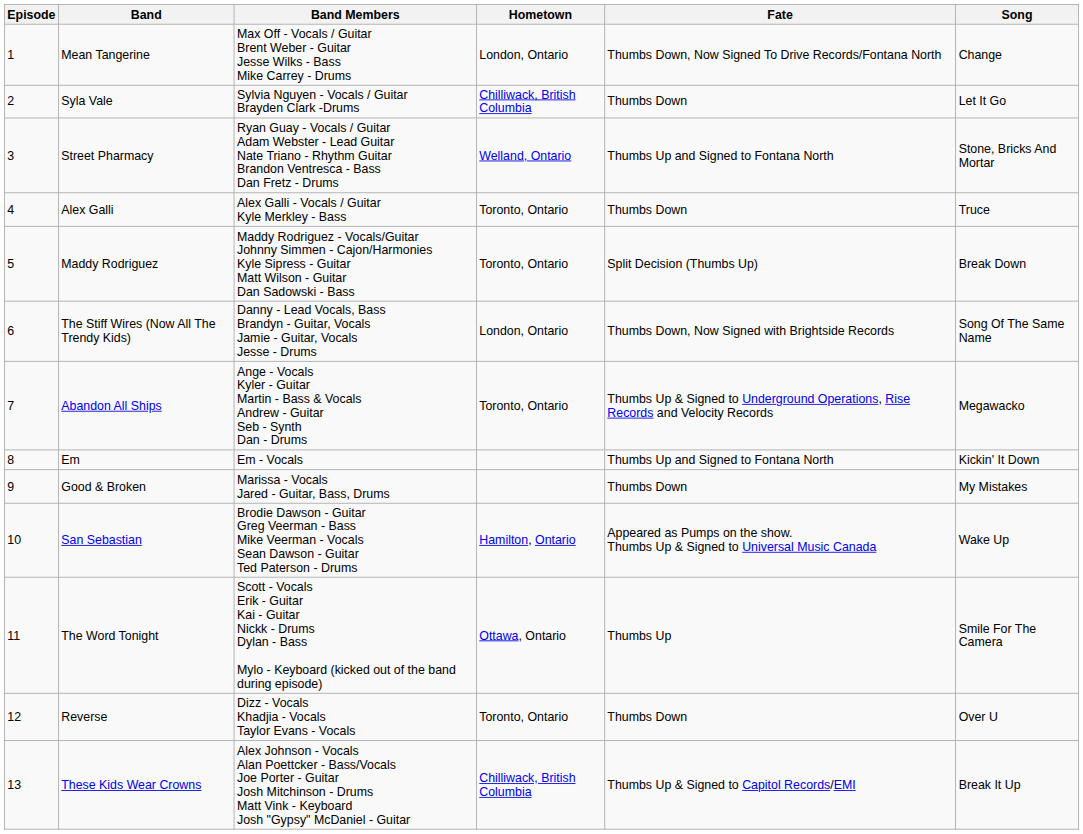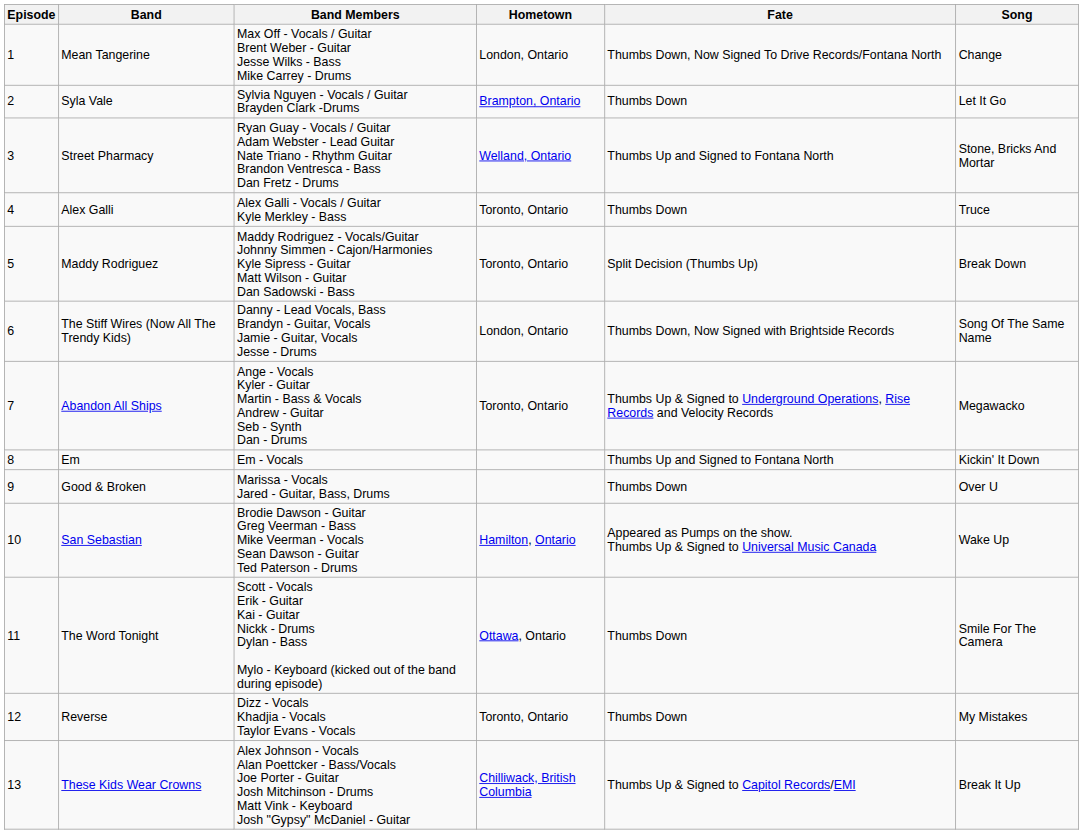(527, 102) Chilliwack, British Columbia -> (530, 102) Brampton, Ontario
(993, 487) My Mistakes -> (978, 487) Over U
(639, 636) Thumbs Up -> (647, 636) Thumbs Down
(978, 717) Over U -> (993, 717) My Mistakes
